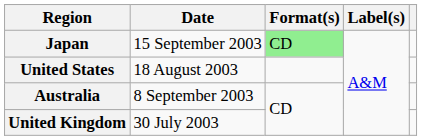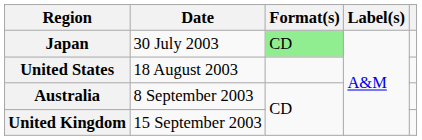(198, 43) 15 September 2003 -> (176, 43) 30 July 2003
(176, 122) 30 July 2003 -> (198, 122) 15 September 2003
